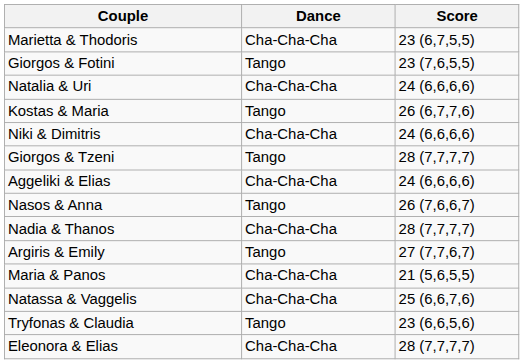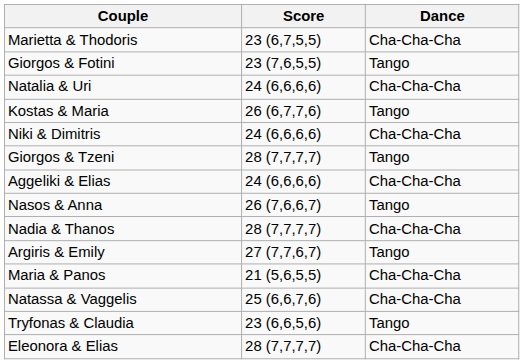columns swapped: (457, 16) <-> (318, 16)
